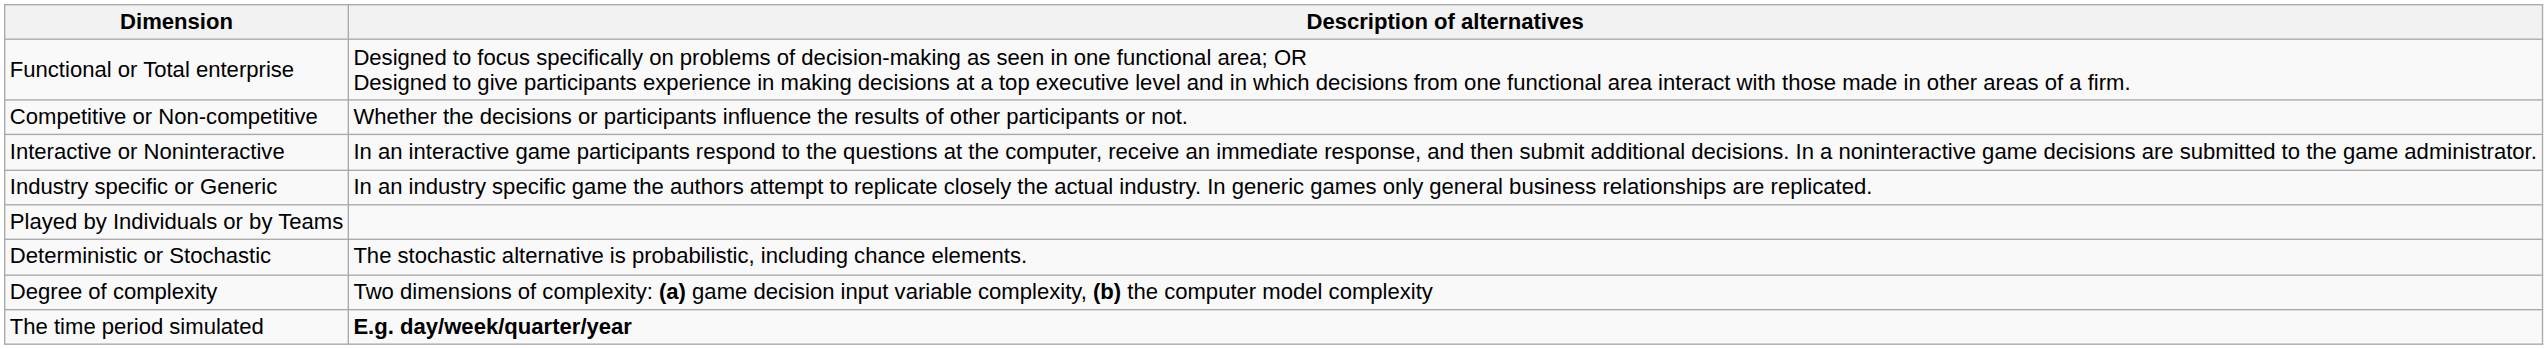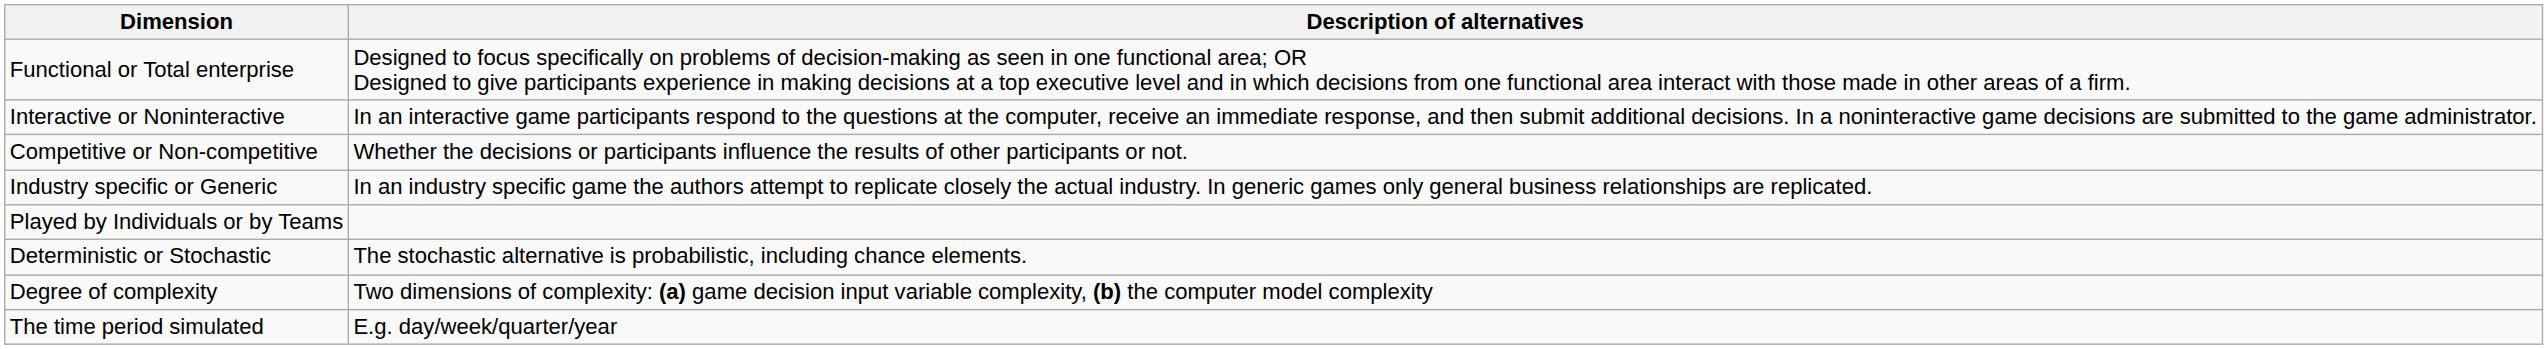rows swapped: (164, 116) <-> (147, 151)
(493, 326) bold -> (485, 326) normal
